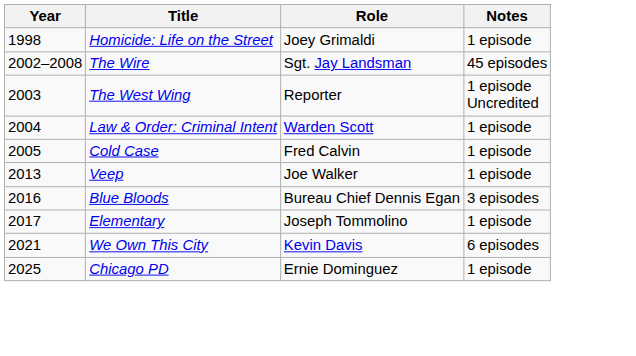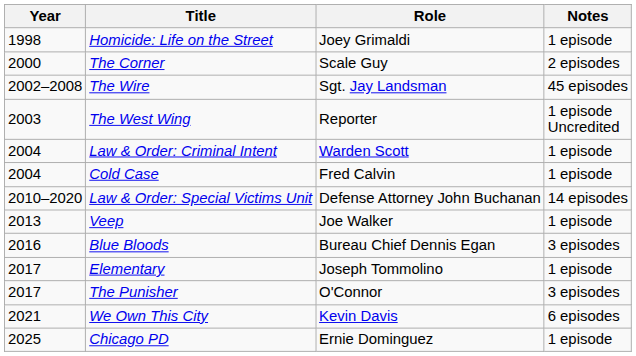+ row: (127, 63)
(24, 151) 2005 -> (24, 174) 2004
+ row: (201, 198)
+ row: (133, 292)
